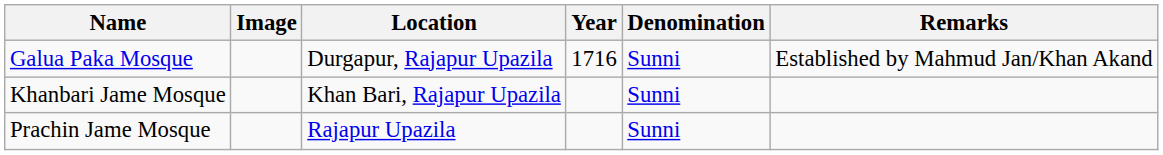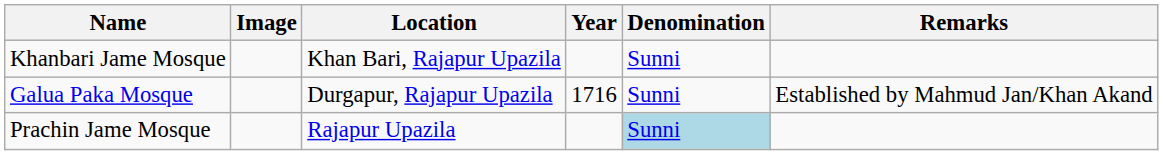rows swapped: (101, 58) <-> (118, 94)
(654, 130) no background -> (654, 130) lightblue background
